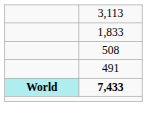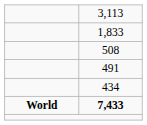+ row: (111, 87)
(42, 87) paleturquoise background -> (42, 105) no background
